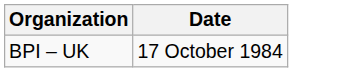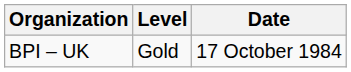+ column: (162, 19)
